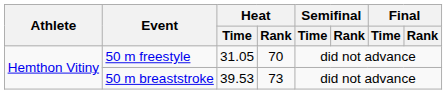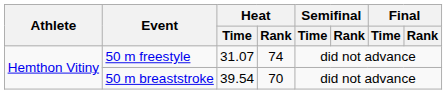(237, 57) 31.05 -> (237, 57) 31.07
(276, 57) 70 -> (276, 57) 74
(237, 79) 39.53 -> (237, 79) 39.54
(276, 79) 73 -> (276, 79) 70
